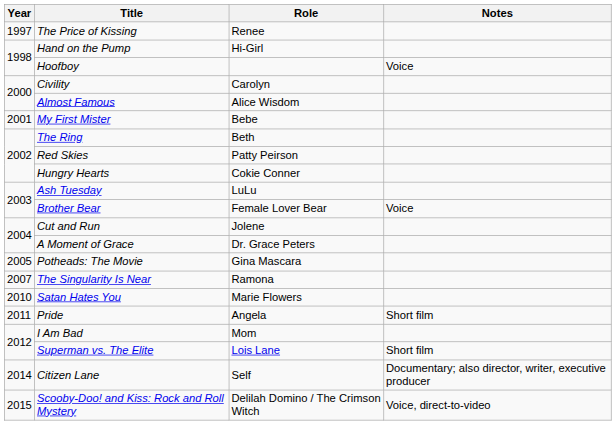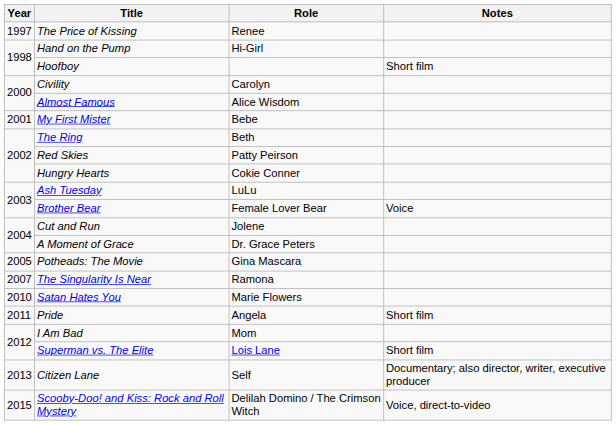(400, 66) Voice -> (410, 66) Short film
(19, 374) 2014 -> (19, 374) 2013
